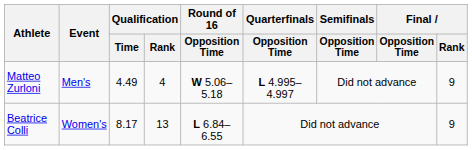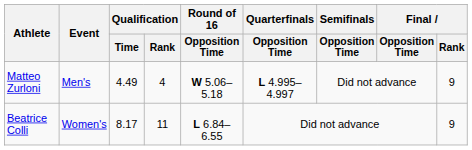(162, 124) 13 -> (162, 124) 11
